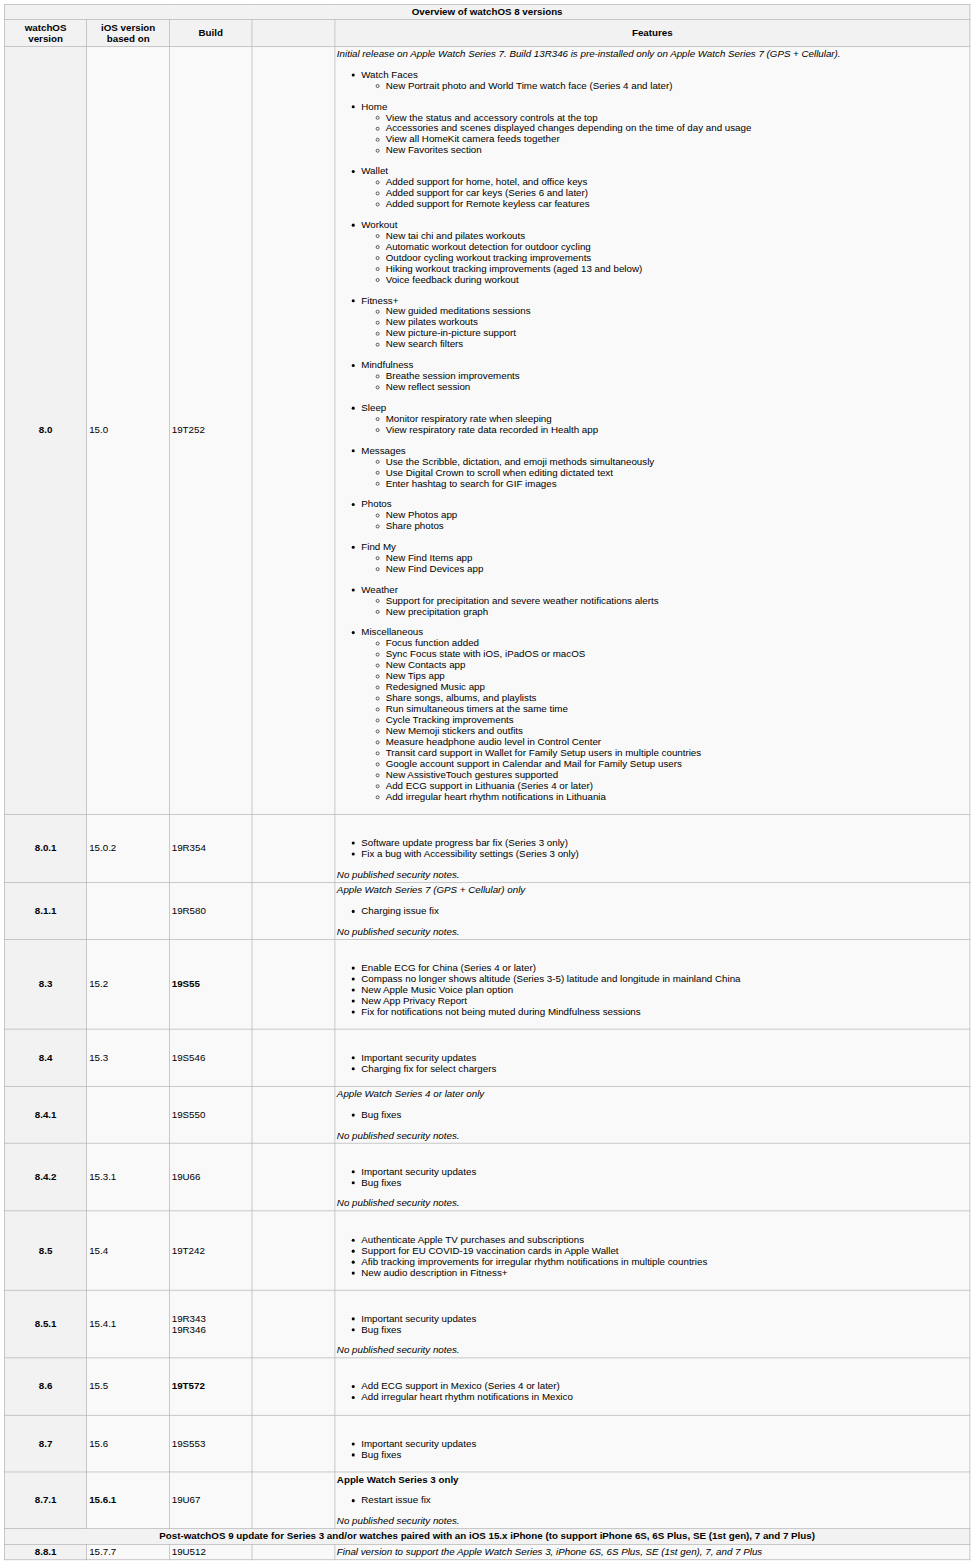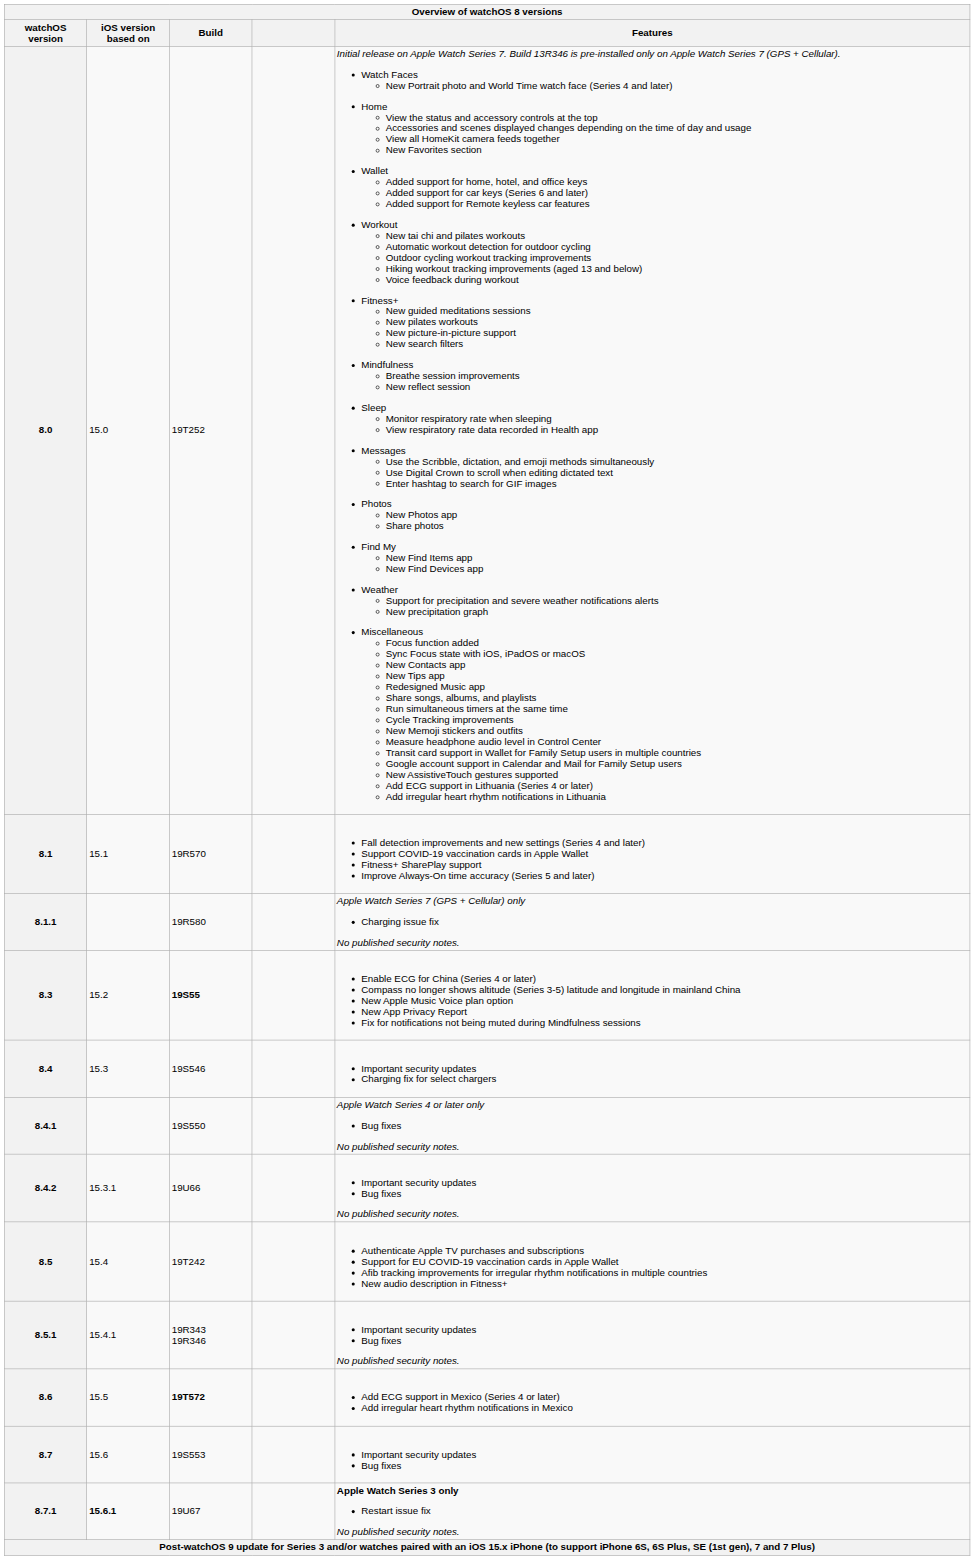- row: (46, 848)
+ row: (46, 854)
- row: (46, 1552)
